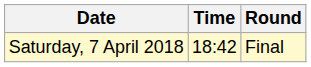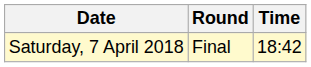columns swapped: (214, 18) <-> (273, 18)
